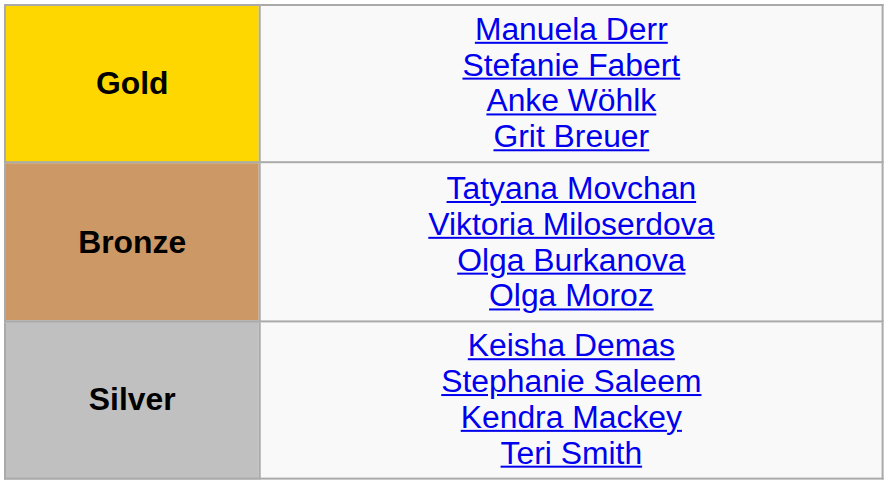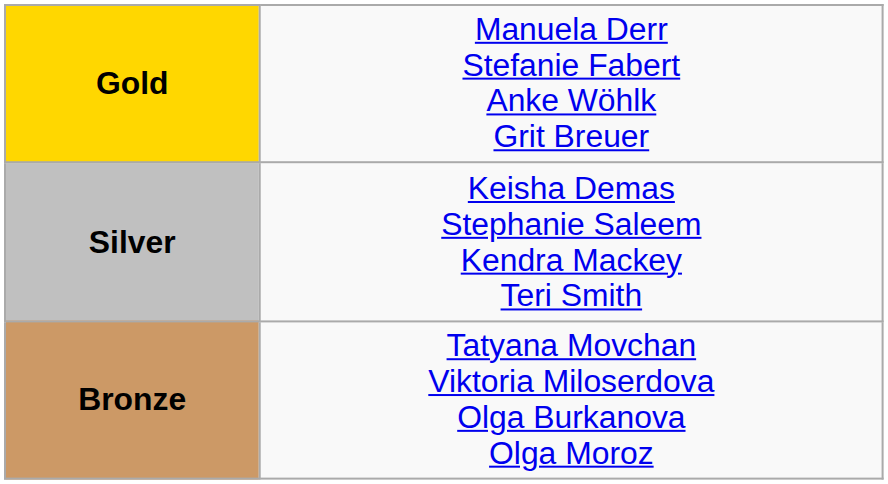rows swapped: (132, 399) <-> (132, 241)
